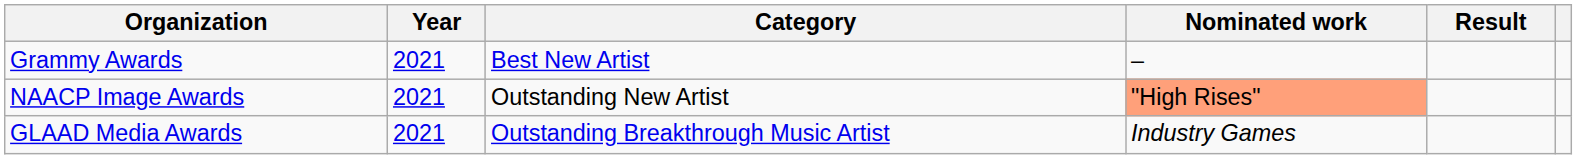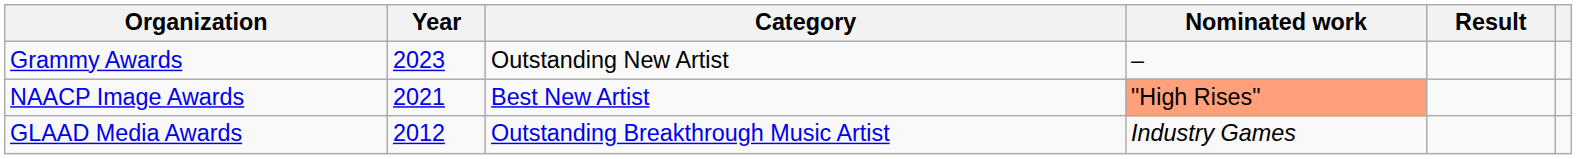(419, 60) 2021 -> (419, 60) 2023
(570, 60) Best New Artist -> (610, 60) Outstanding New Artist
(610, 97) Outstanding New Artist -> (570, 97) Best New Artist
(419, 134) 2021 -> (419, 134) 2012
